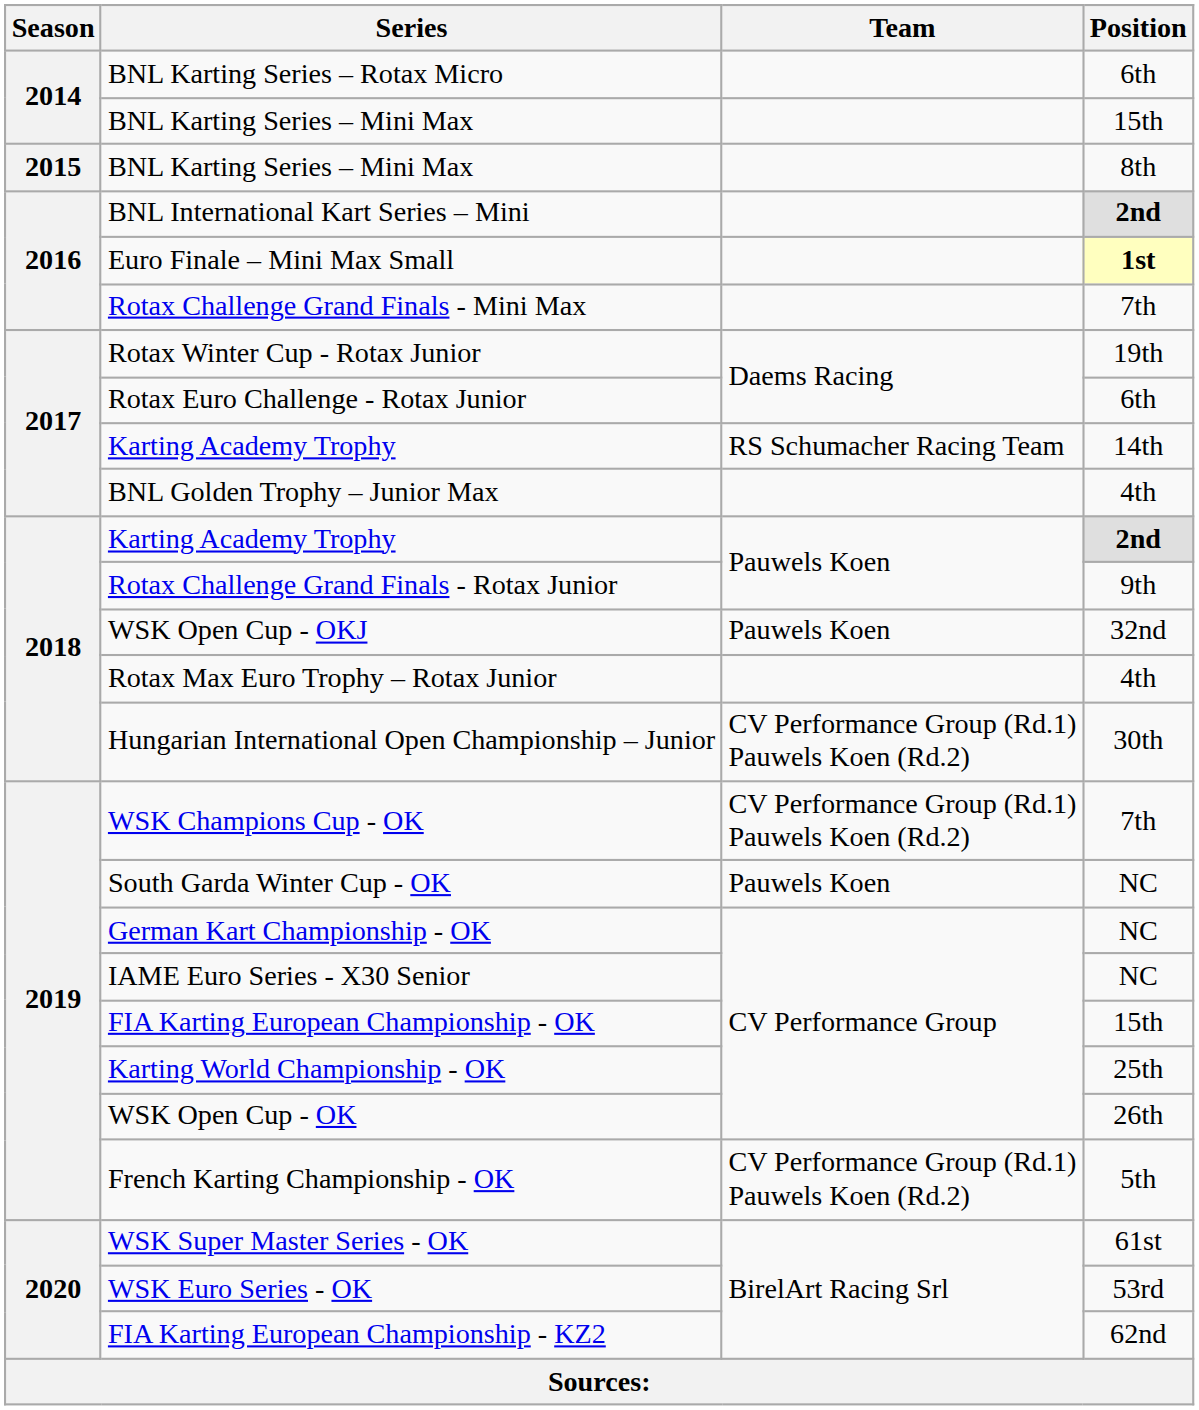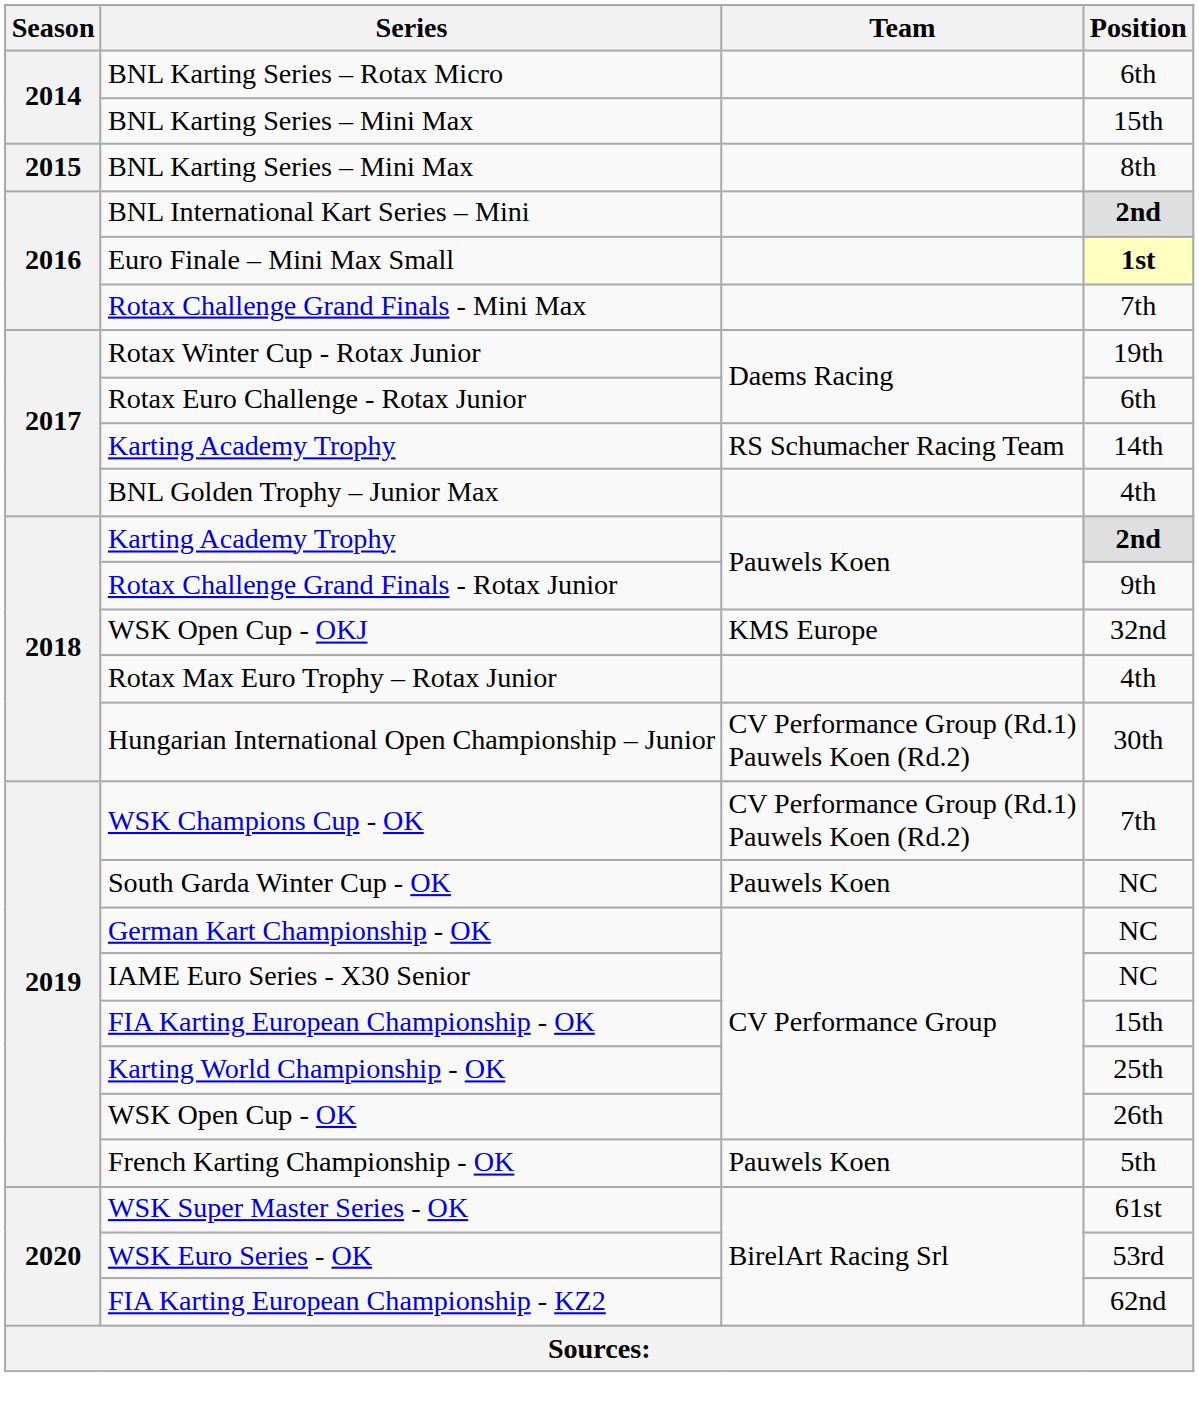(809, 631) Pauwels Koen -> (803, 631) KMS Europe
(902, 1178) CV Performance Group (Rd.1) Pauwels Koen (Rd.2) -> (809, 1161) Pauwels Koen
